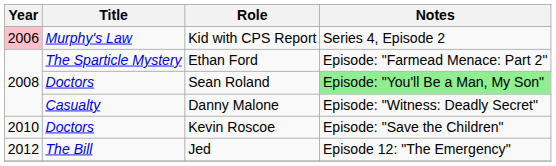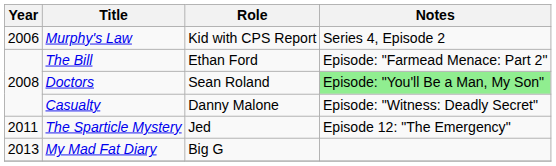(23, 37) pink background -> (23, 37) no background
(114, 60) The Sparticle Mystery -> (69, 60) The Bill
- row: (232, 127)
(23, 149) 2012 -> (23, 127) 2011
(69, 149) The Bill -> (114, 127) The Sparticle Mystery
+ row: (206, 149)
